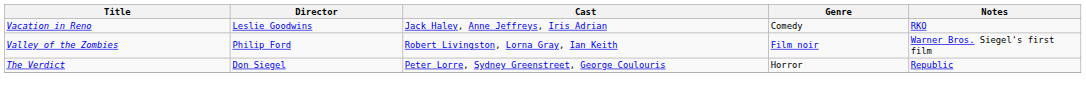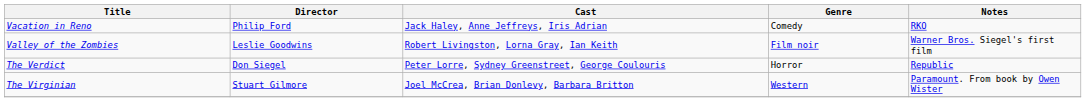(272, 26) Leslie Goodwins -> (262, 26) Philip Ford
(262, 45) Philip Ford -> (272, 45) Leslie Goodwins
+ row: (41, 84)
